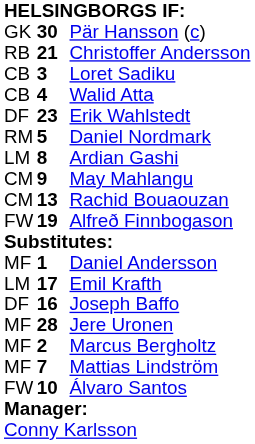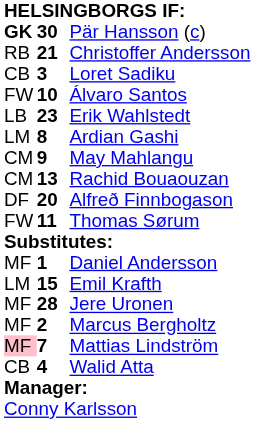(18, 31) normal -> (18, 31) bold
rows swapped: (112, 94) <-> (128, 388)
(17, 115) DF -> (16, 115) LB
- row: (140, 136)
(19, 220) FW -> (17, 199) DF
(47, 220) 19 -> (47, 199) 20
+ row: (134, 220)
(47, 283) 17 -> (47, 283) 15
- row: (124, 304)
(18, 367) no background -> (18, 346) pink background
